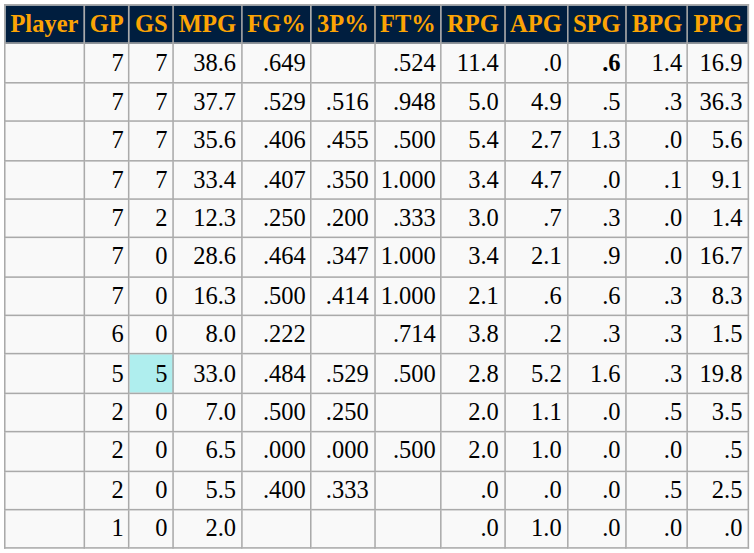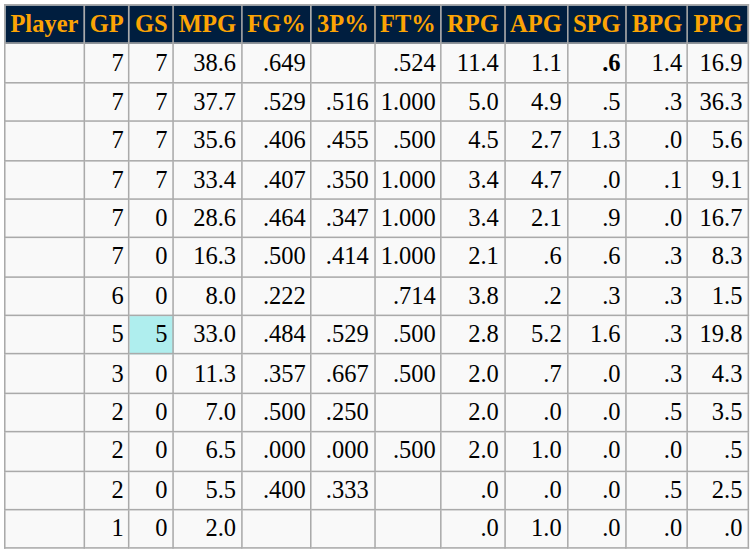(553, 62) .0 -> (546, 62) 1.1
(414, 101) .948 -> (408, 101) 1.000
(483, 140) 5.4 -> (483, 140) 4.5
- row: (215, 218)
+ row: (215, 373)
(546, 412) 1.1 -> (553, 412) .0
